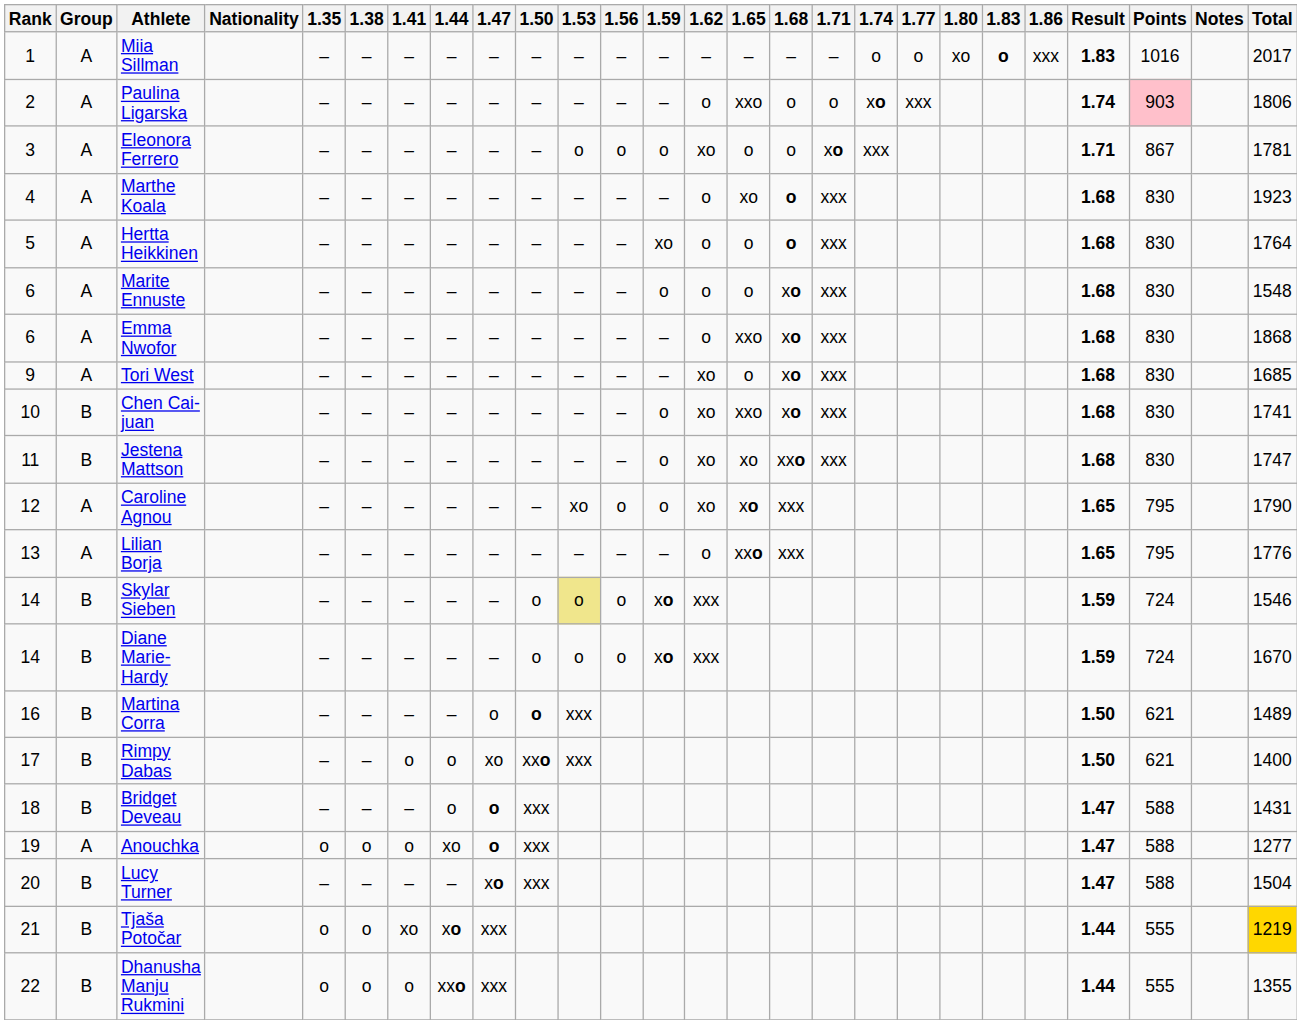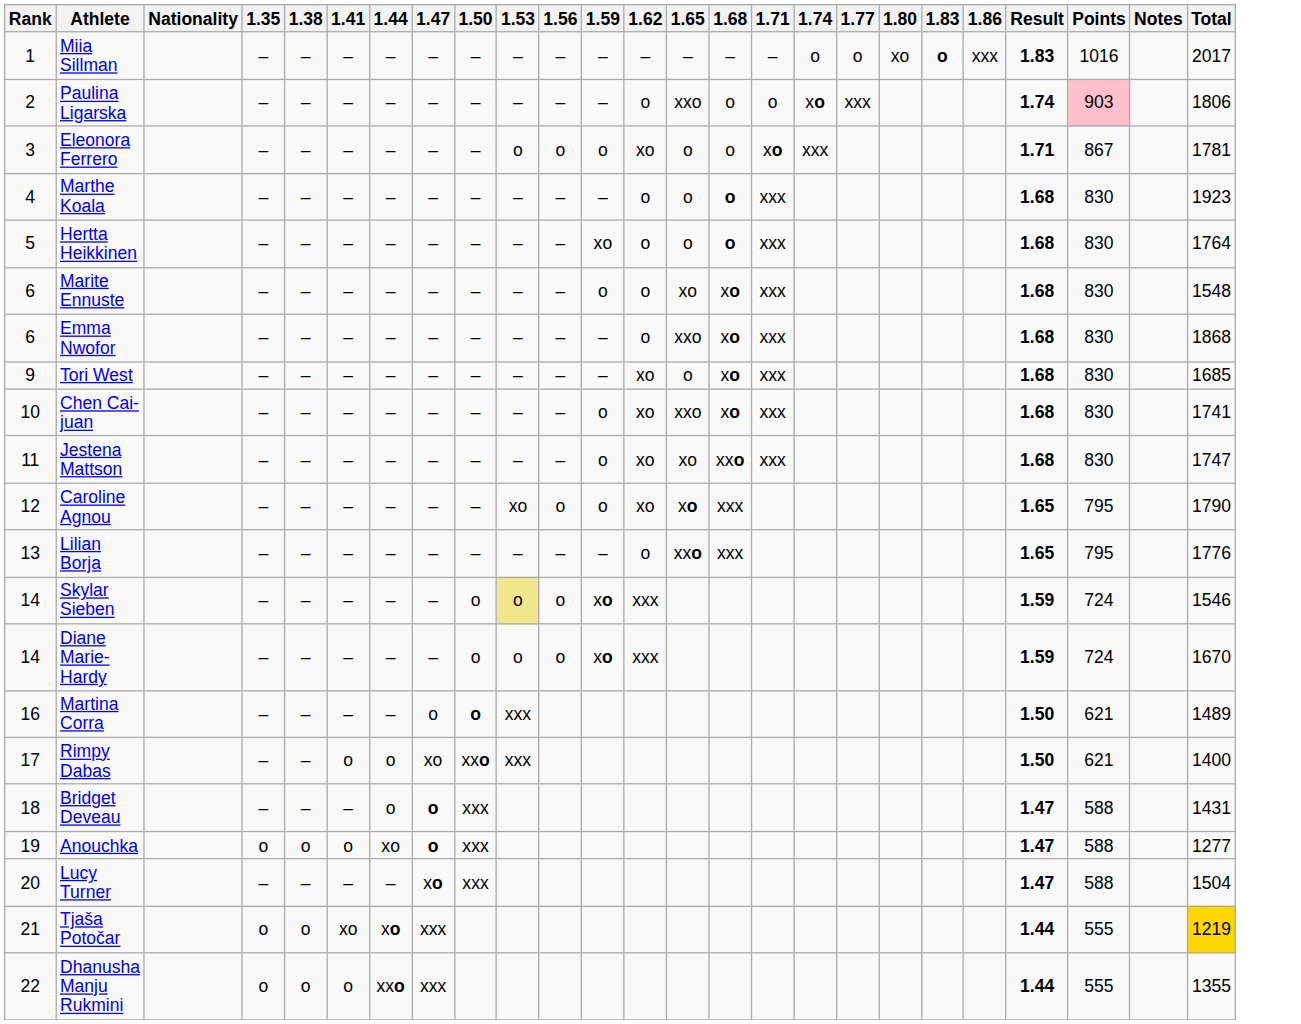- column: (86, 18)
(749, 196) xo -> (688, 196) o
(749, 290) o -> (688, 290) xo
